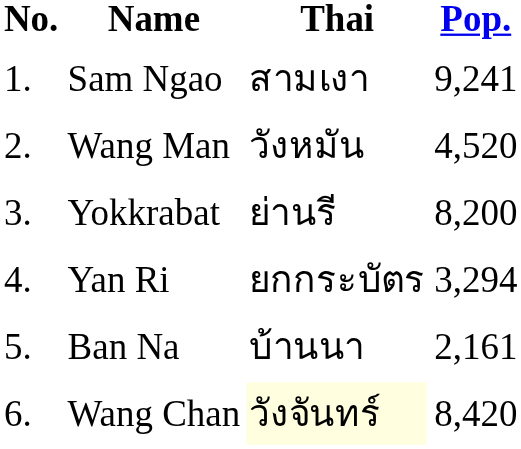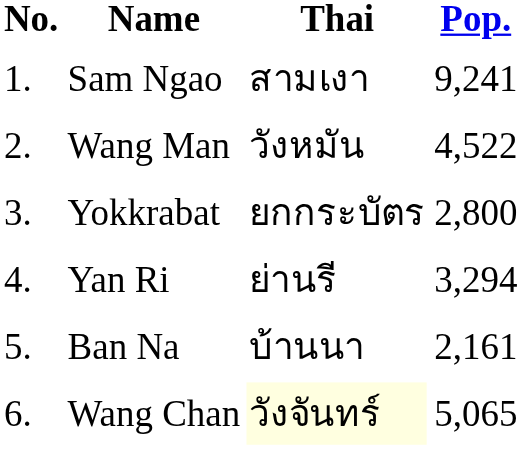(476, 144) 4,520 -> (476, 144) 4,522
(293, 213) ย่านรี -> (337, 213) ยกกระบัตร
(476, 211) 8,200 -> (476, 211) 2,800
(337, 280) ยกกระบัตร -> (293, 280) ย่านรี
(476, 412) 8,420 -> (476, 412) 5,065
